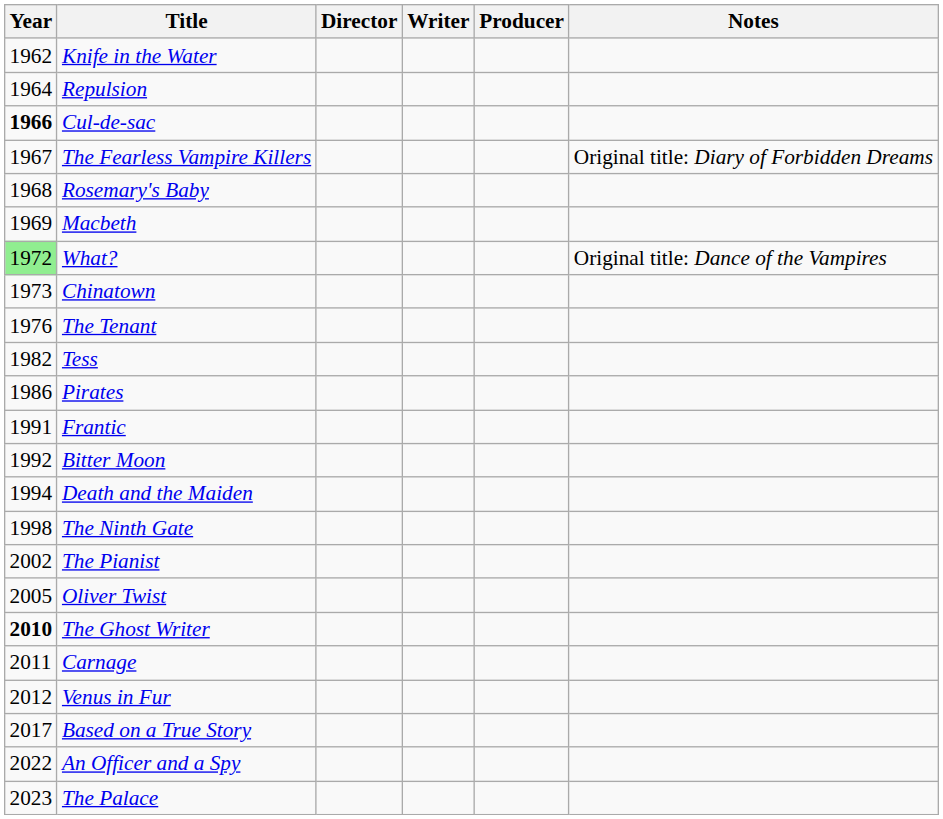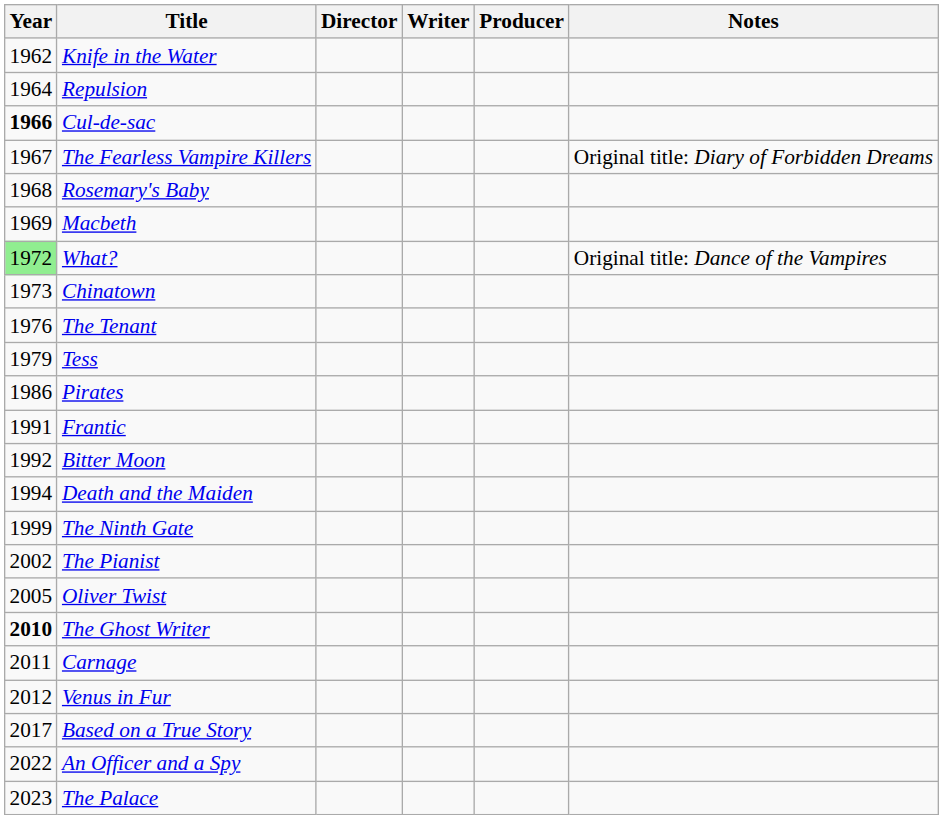(31, 358) 1982 -> (31, 358) 1979
(31, 527) 1998 -> (31, 527) 1999
